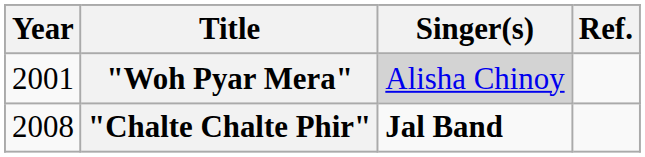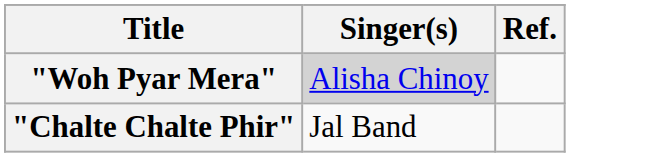- column: (43, 28)
(444, 126) bold -> (363, 126) normal
